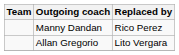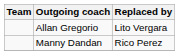rows swapped: (69, 27) <-> (67, 43)
